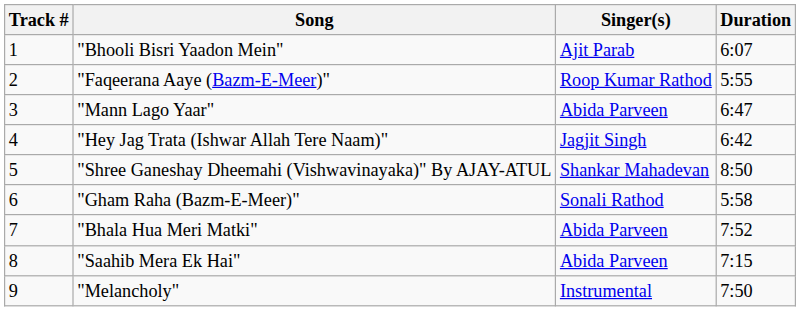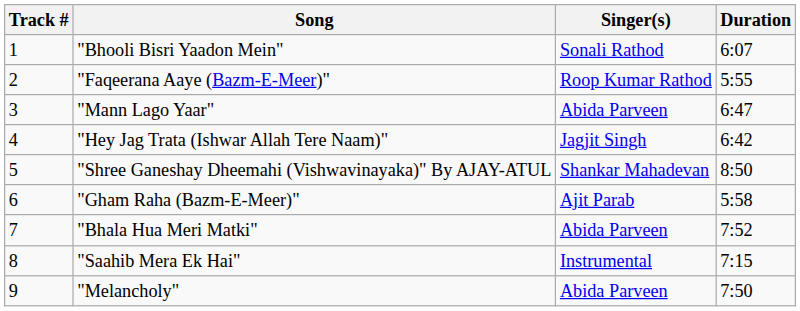(597, 49) Ajit Parab -> (612, 49) Sonali Rathod
(612, 200) Sonali Rathod -> (597, 200) Ajit Parab
(614, 260) Abida Parveen -> (606, 260) Instrumental
(606, 290) Instrumental -> (614, 290) Abida Parveen
